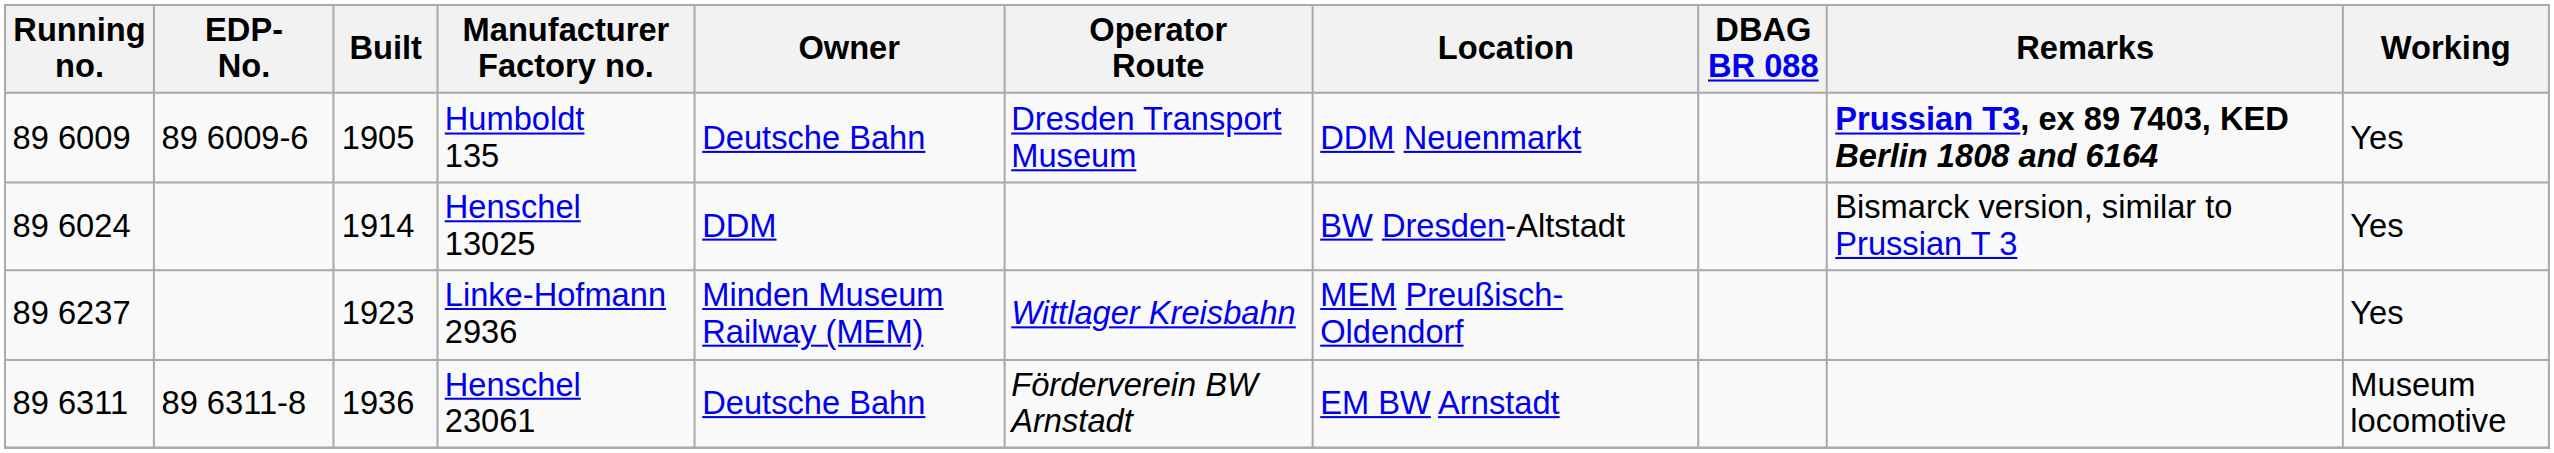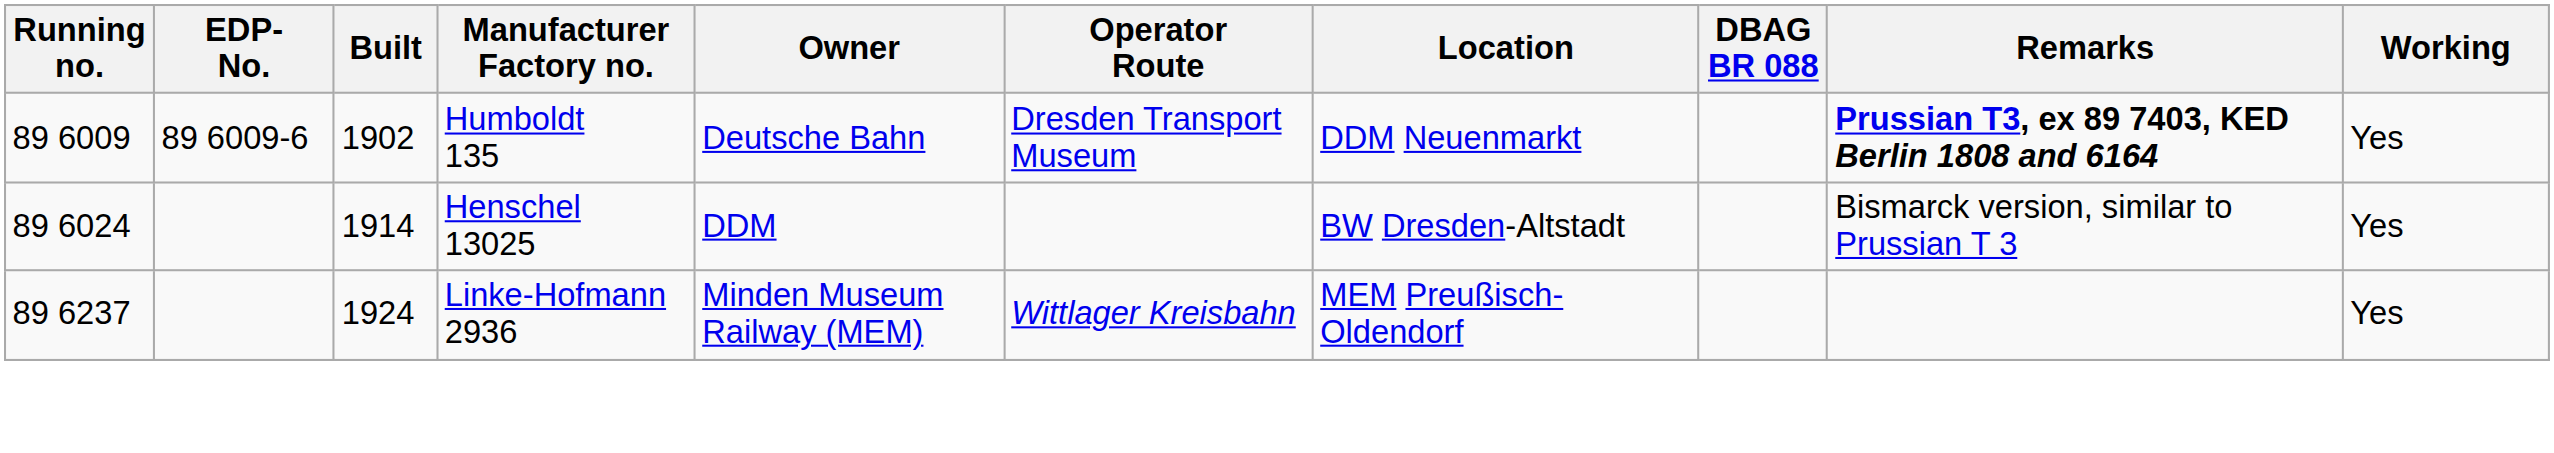(378, 137) 1905 -> (378, 137) 1902
(378, 314) 1923 -> (378, 314) 1924
- row: (513, 402)
